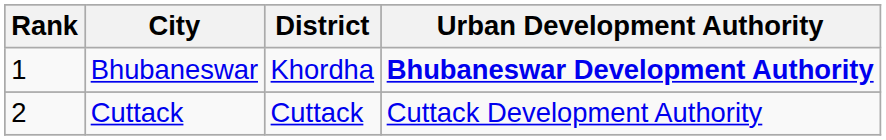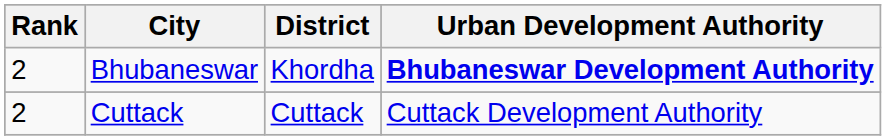(19, 69) 1 -> (19, 69) 2
